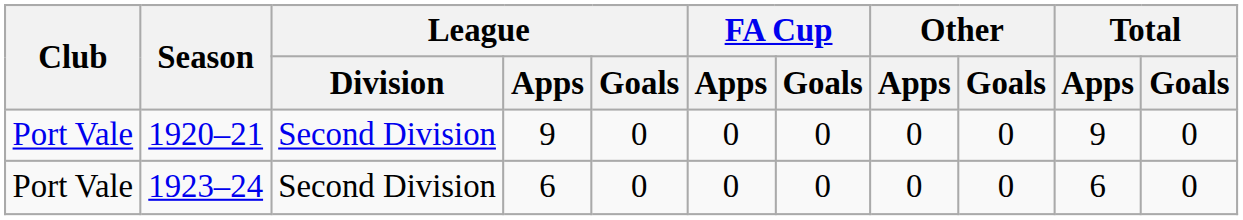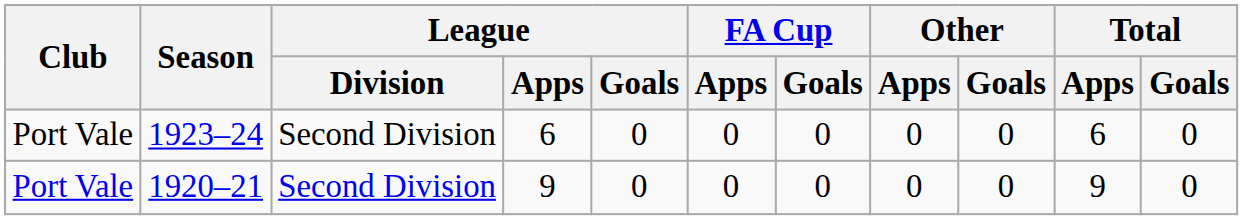rows swapped: (206, 134) <-> (206, 186)
